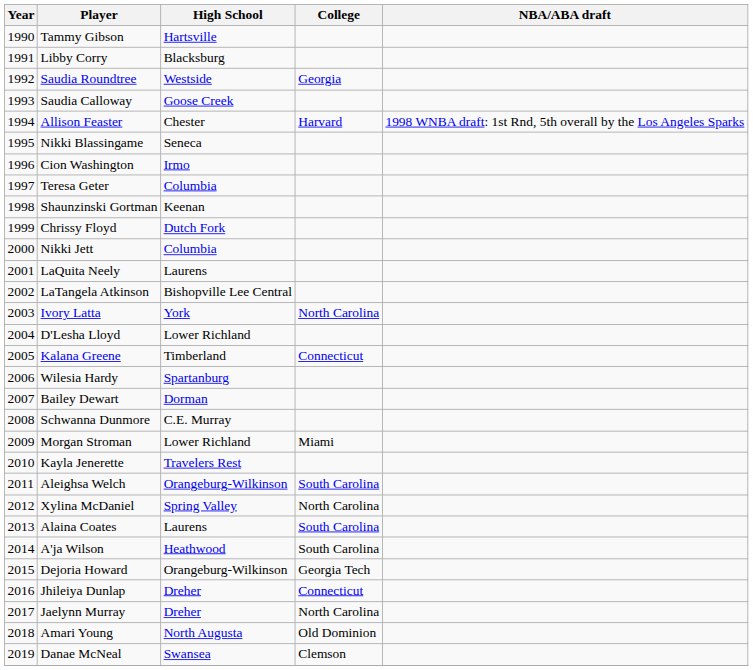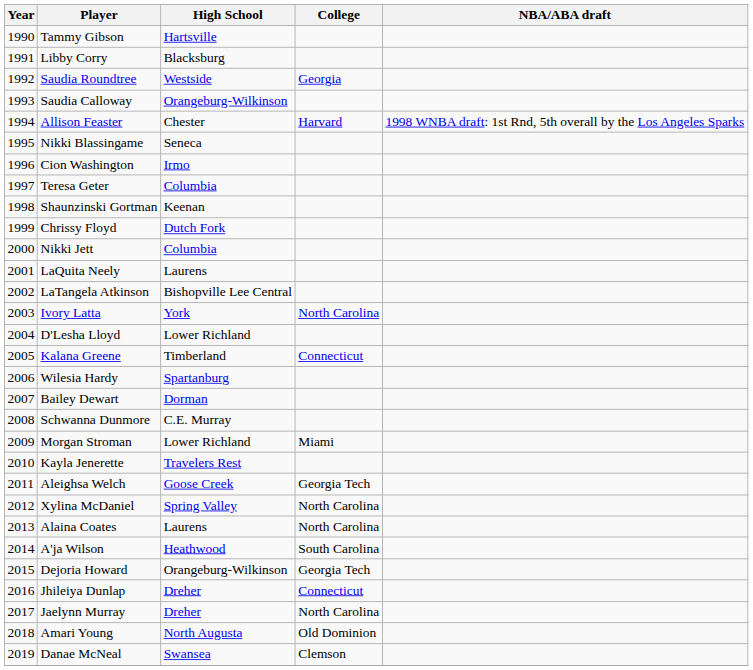(199, 100) Goose Creek -> (226, 100) Orangeburg-Wilkinson
(226, 484) Orangeburg-Wilkinson -> (199, 484) Goose Creek
(339, 484) South Carolina -> (334, 484) Georgia Tech
(339, 526) South Carolina -> (339, 526) North Carolina
